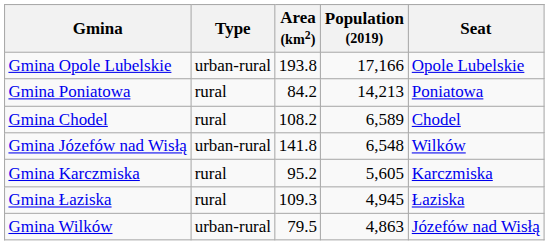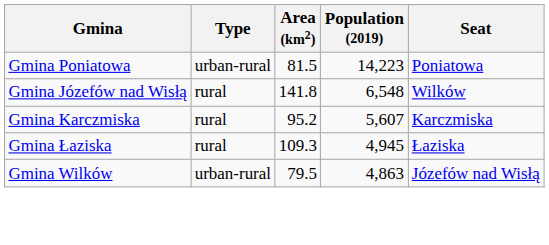- row: (90, 65)
(211, 92) rural -> (233, 65) urban-rural
(302, 92) 84.2 -> (302, 65) 81.5
(381, 92) 14,213 -> (381, 65) 14,223
- row: (58, 119)
(233, 146) urban-rural -> (211, 92) rural
(385, 173) 5,605 -> (385, 119) 5,607
